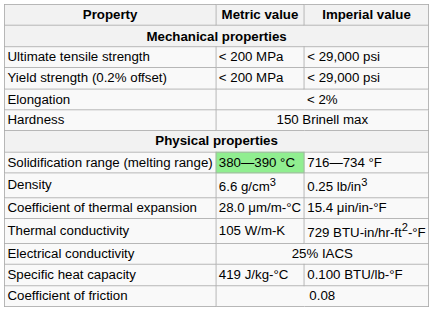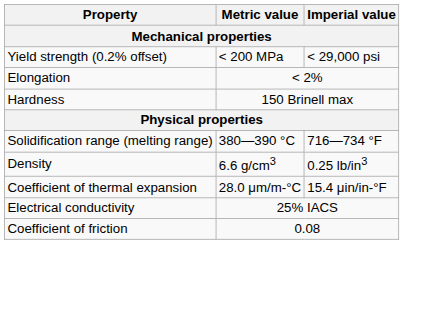- row: (79, 57)
(257, 162) lightgreen background -> (257, 141) no background
- row: (68, 231)
- row: (72, 274)
